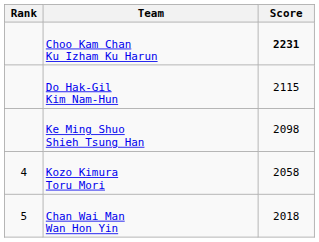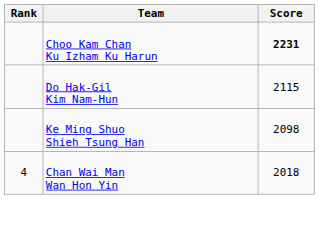- row: (82, 179)
(24, 216) 5 -> (24, 173) 4
